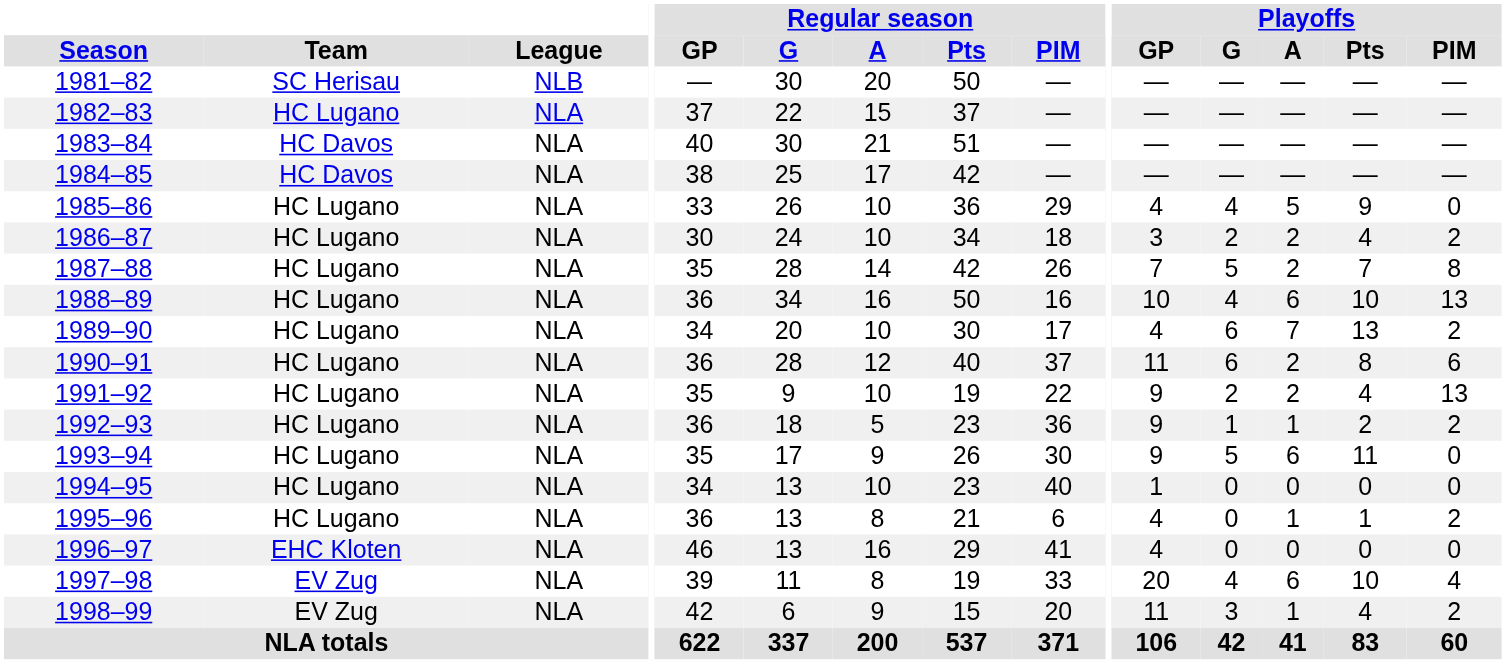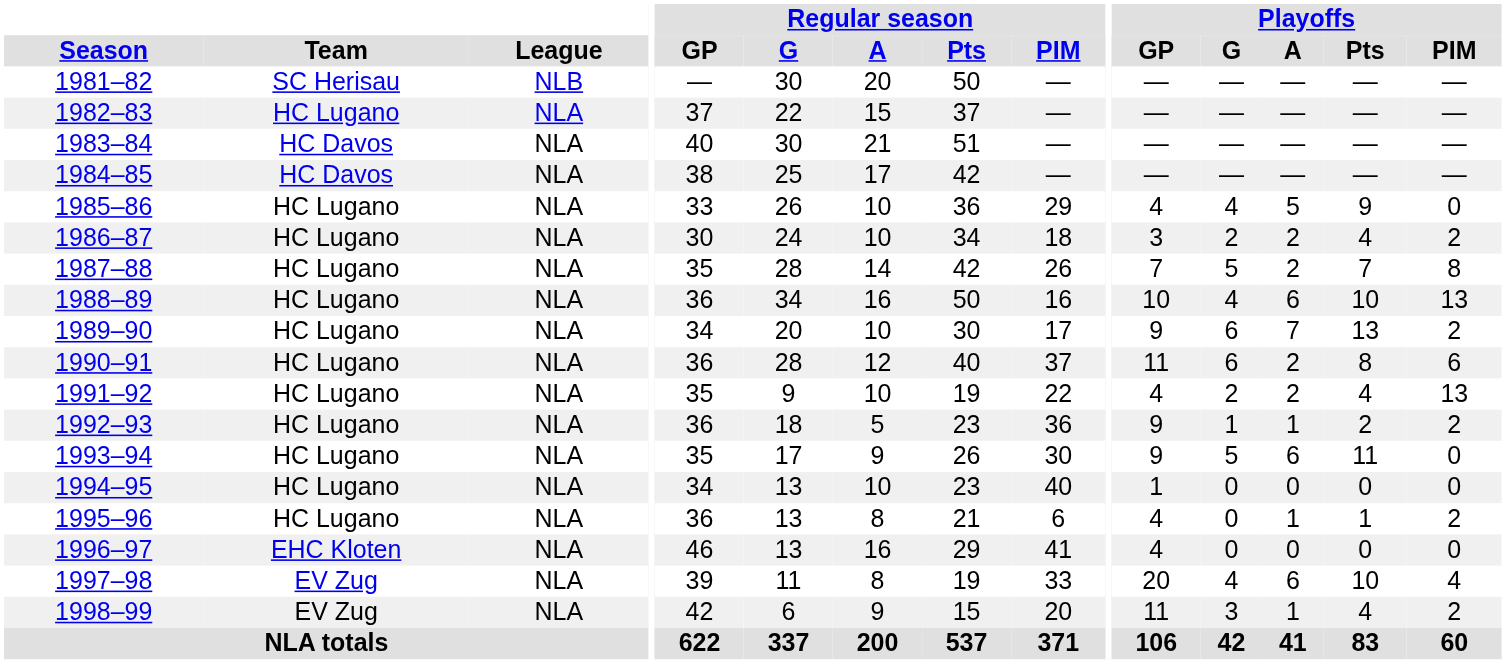(1156, 331) 4 -> (1156, 331) 9
(1156, 393) 9 -> (1156, 393) 4
